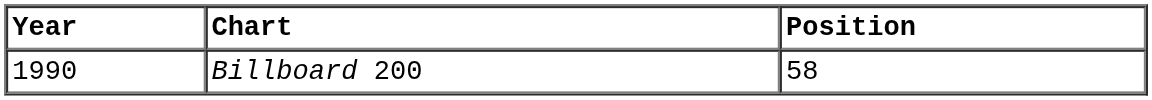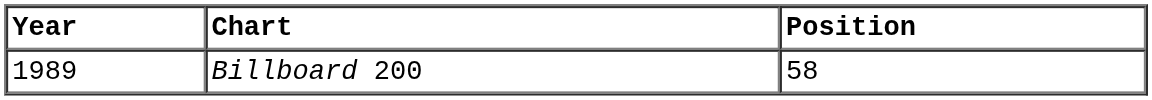(45, 72) 1990 -> (45, 72) 1989
